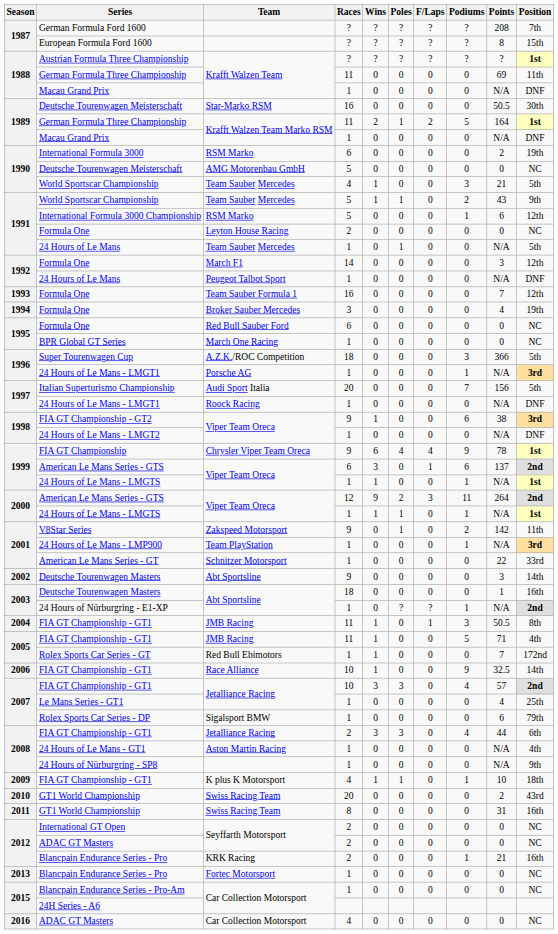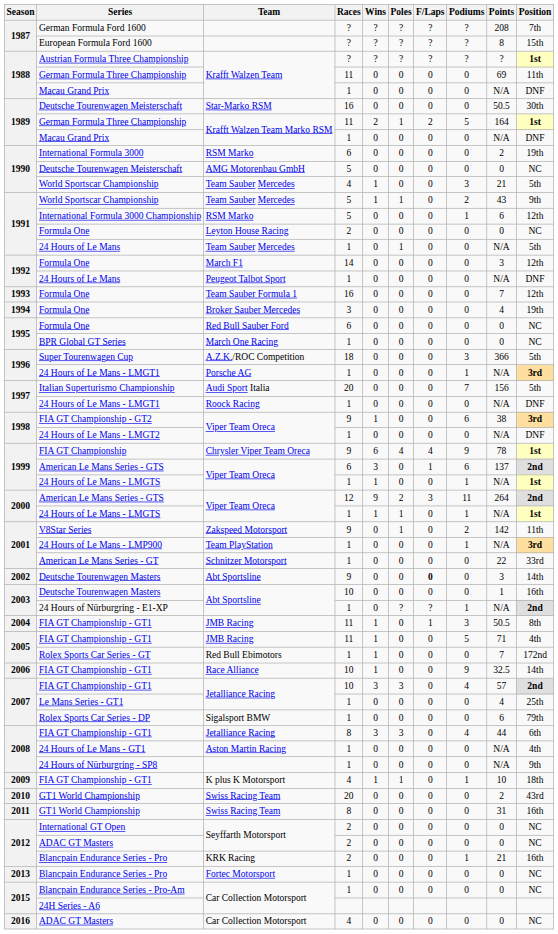(430, 577) normal -> (430, 577) bold
(349, 592) 18 -> (349, 592) 10
(349, 733) 2 -> (349, 733) 8
